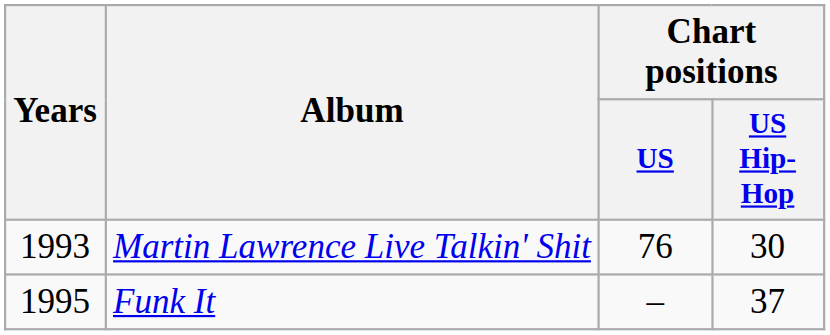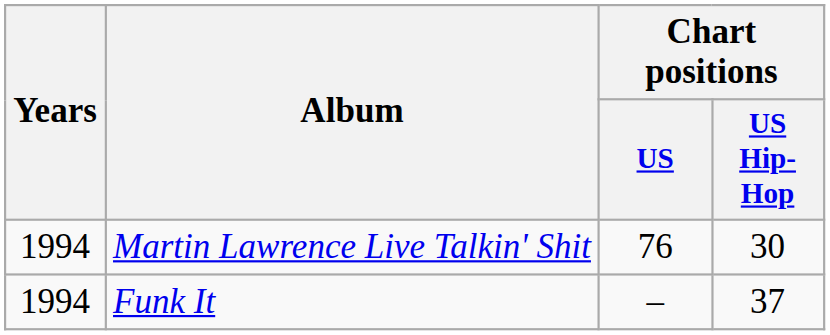(55, 246) 1993 -> (55, 246) 1994
(55, 301) 1995 -> (55, 301) 1994
